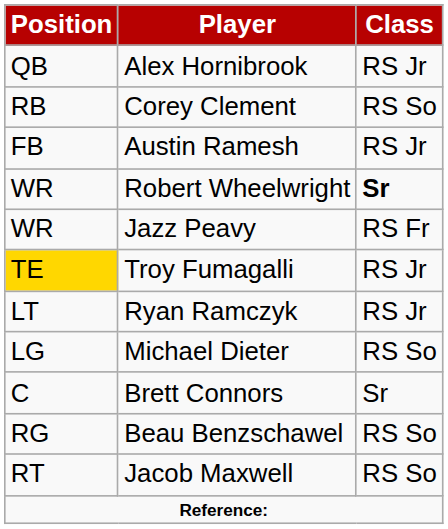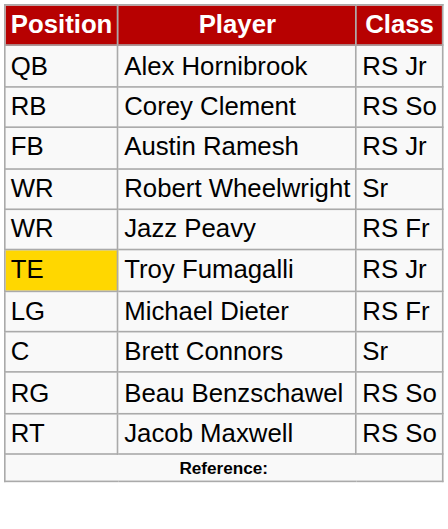(376, 188) bold -> (375, 188) normal
- row: (211, 310)
(400, 351) RS So -> (396, 310) RS Fr
